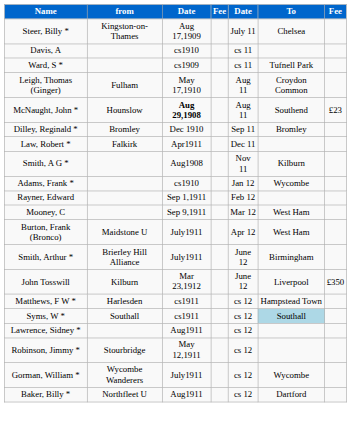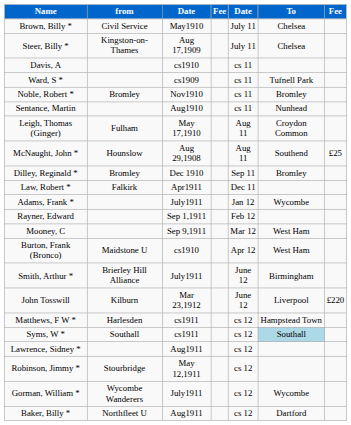+ row: (46, 26)
+ row: (46, 94)
+ row: (46, 109)
(187, 110) bold -> (186, 153) normal
(335, 110) £23 -> (335, 153) £25
- row: (46, 164)
(187, 184) cs1910 -> (186, 202) July1911
(187, 232) July1911 -> (186, 251) cs1910
(335, 282) £350 -> (335, 300) £220
